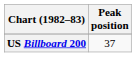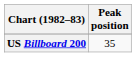(110, 43) 37 -> (110, 43) 35
